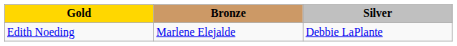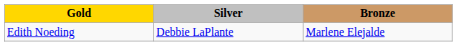columns swapped: (378, 13) <-> (228, 13)
